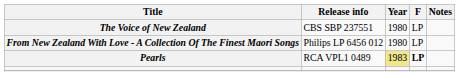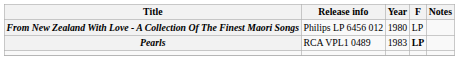- row: (153, 27)
(397, 58) khaki background -> (397, 43) no background
